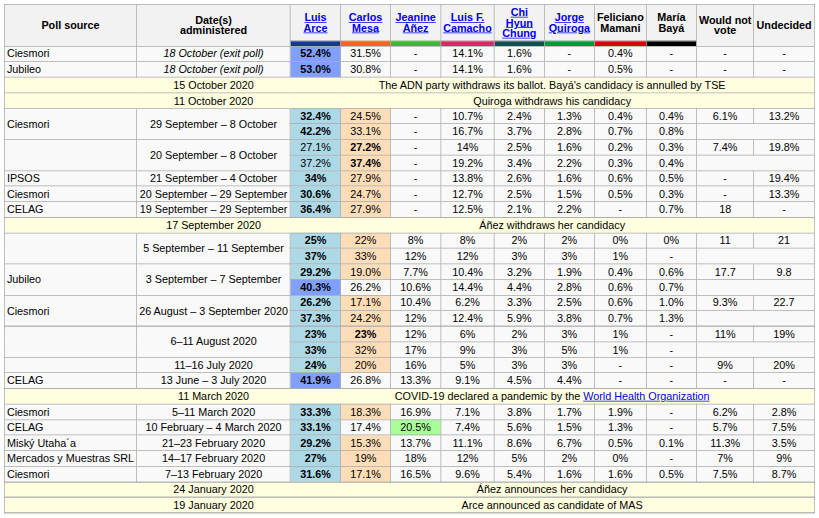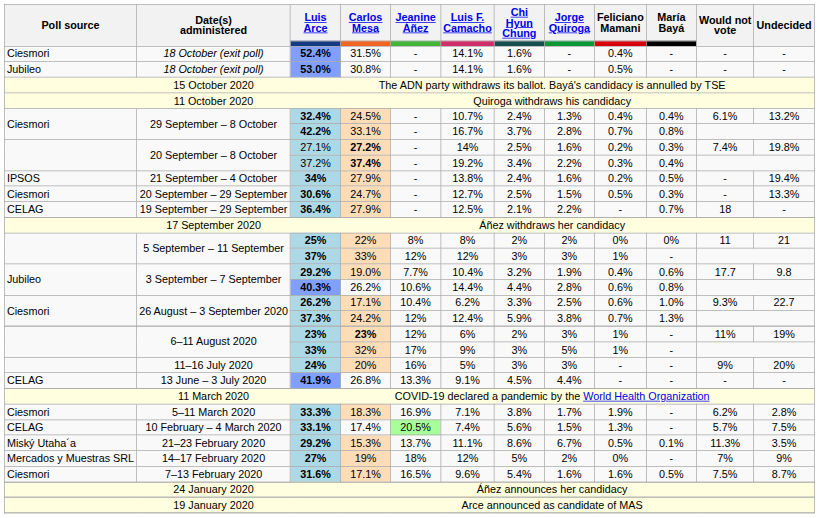(519, 179) 2.6% -> (519, 179) 2.4%
(620, 179) 0.6% -> (620, 179) 0.2%
(671, 288) 0.7% -> (671, 288) 0.8%
